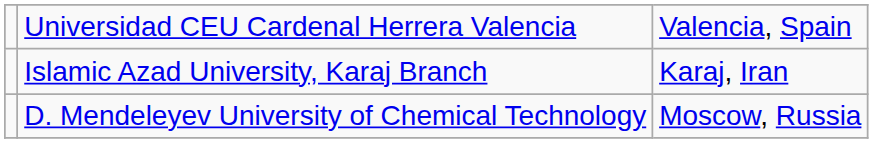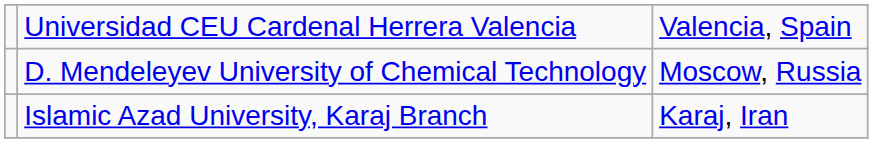rows swapped: (335, 115) <-> (256, 71)
